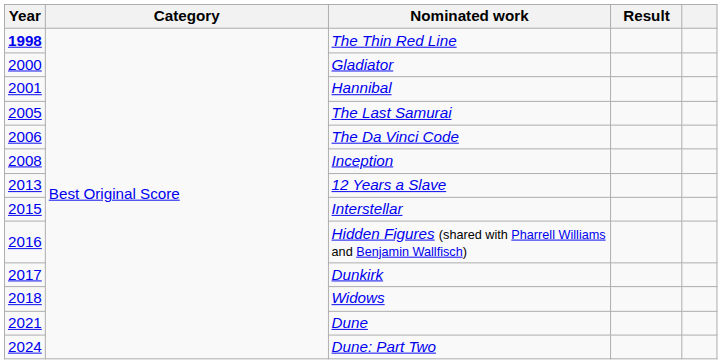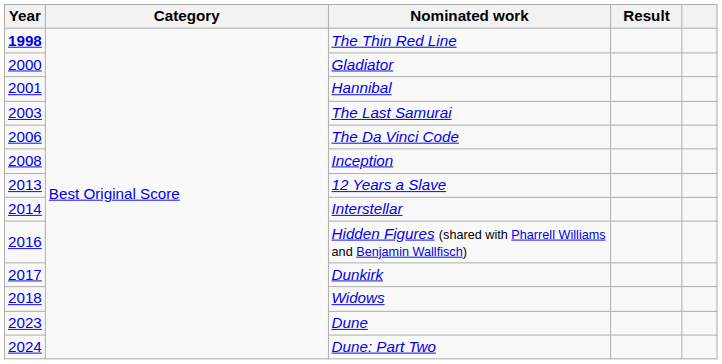(25, 112) 2005 -> (25, 112) 2003
(25, 209) 2015 -> (25, 209) 2014
(25, 322) 2021 -> (25, 322) 2023
